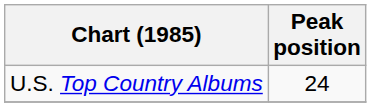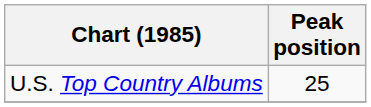(317, 83) 24 -> (317, 83) 25
